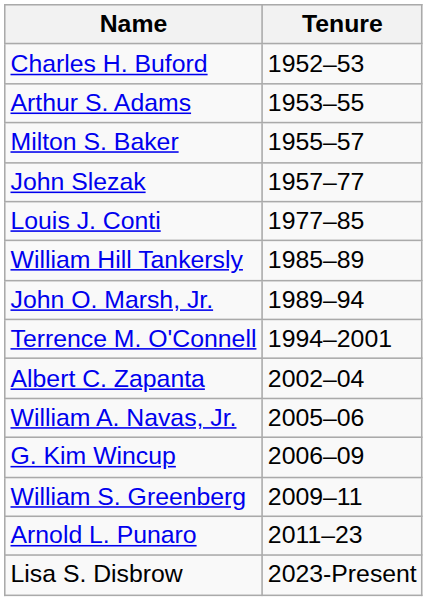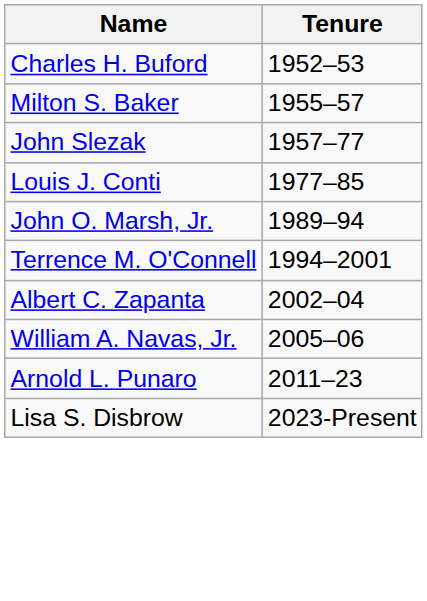- row: (101, 102)
- row: (127, 260)
- row: (93, 456)
- row: (128, 496)
